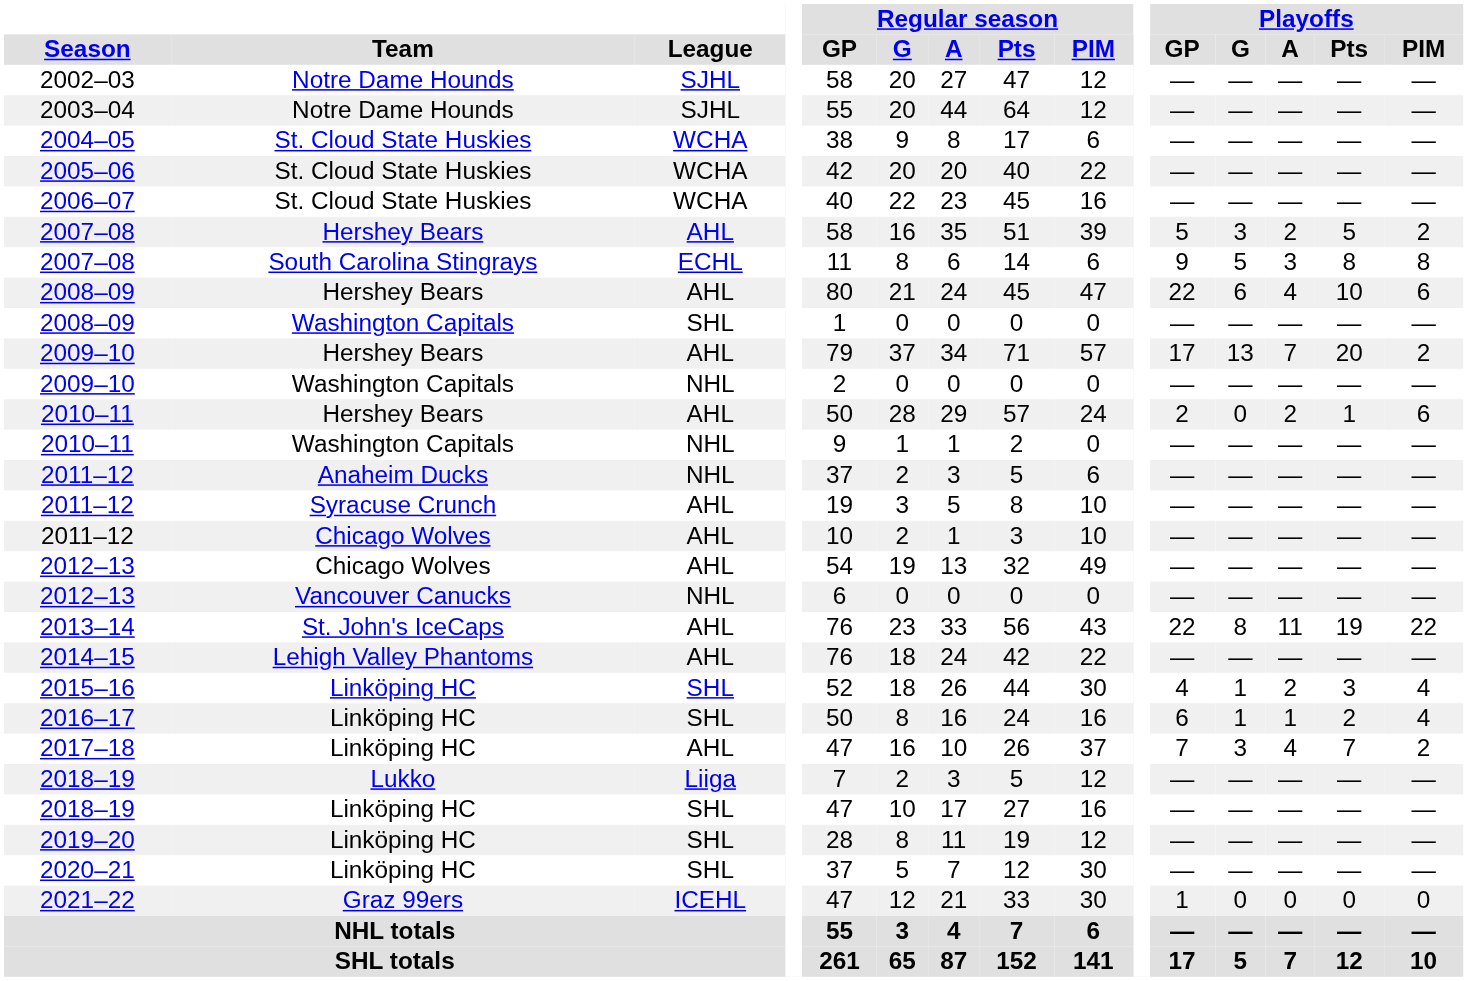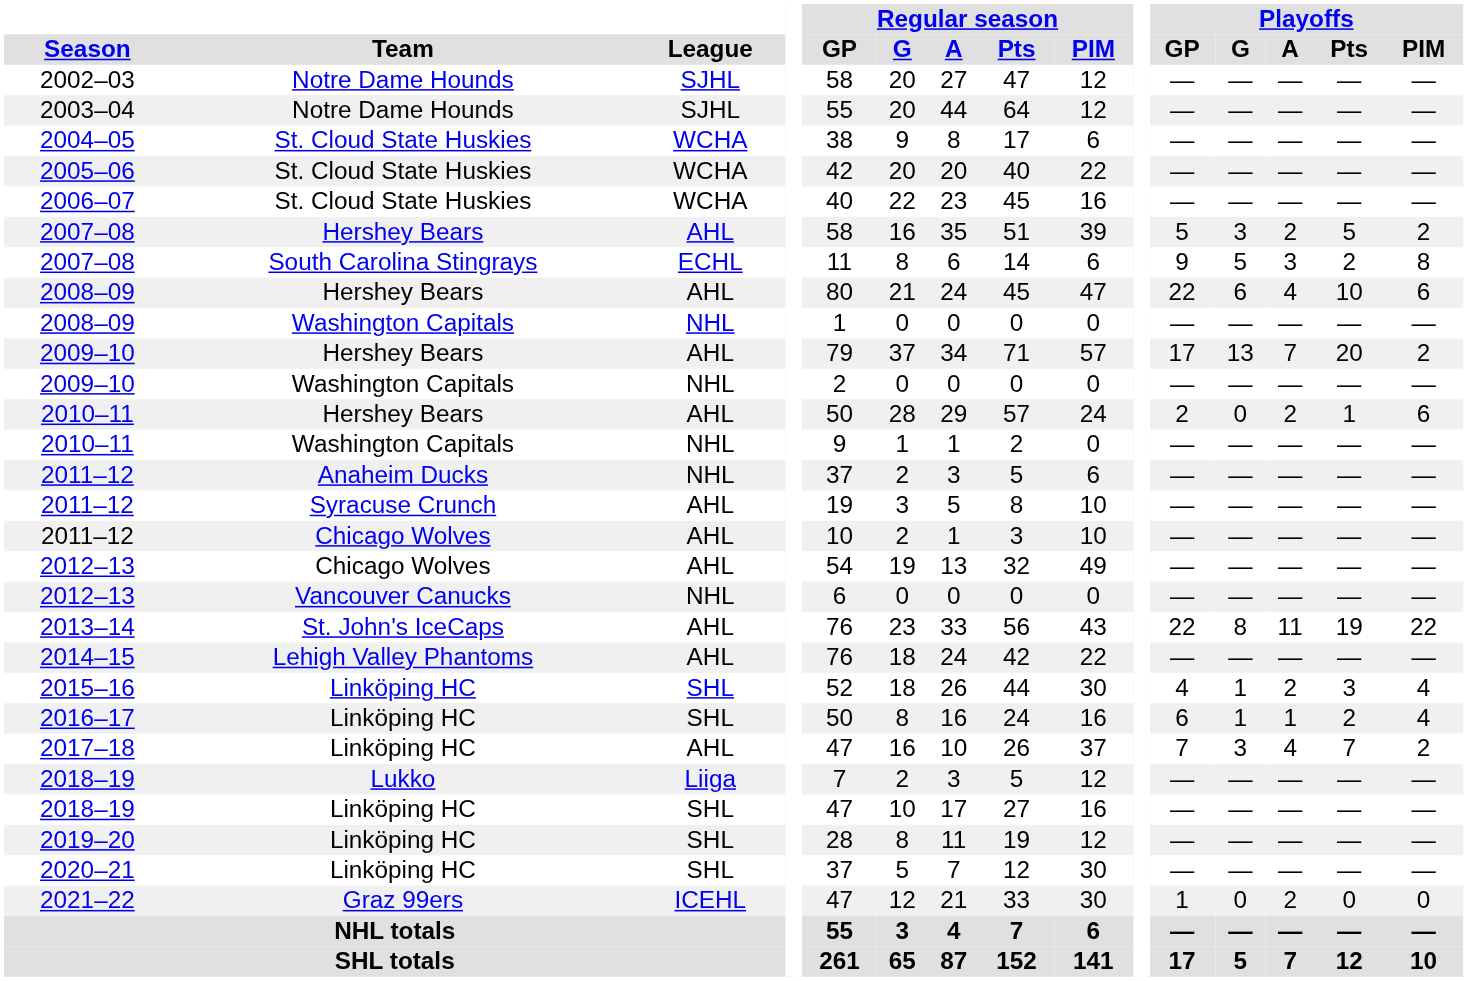(1349, 262) 8 -> (1349, 262) 2
(710, 322) SHL -> (710, 322) NHL
(1290, 900) 0 -> (1290, 900) 2
